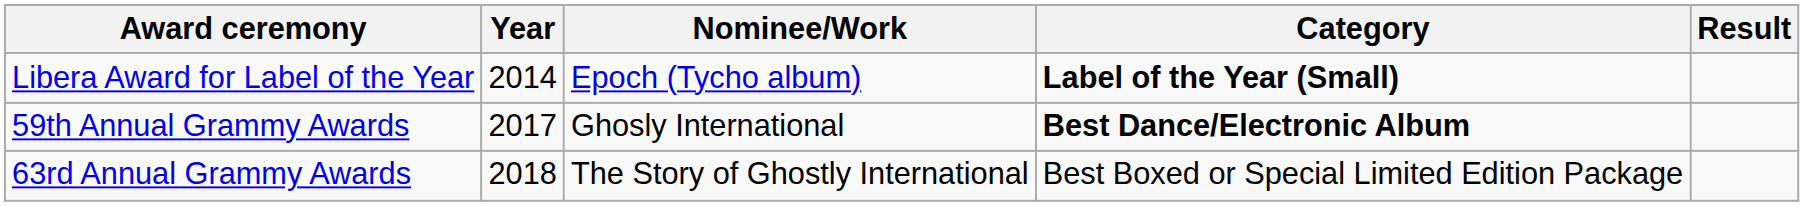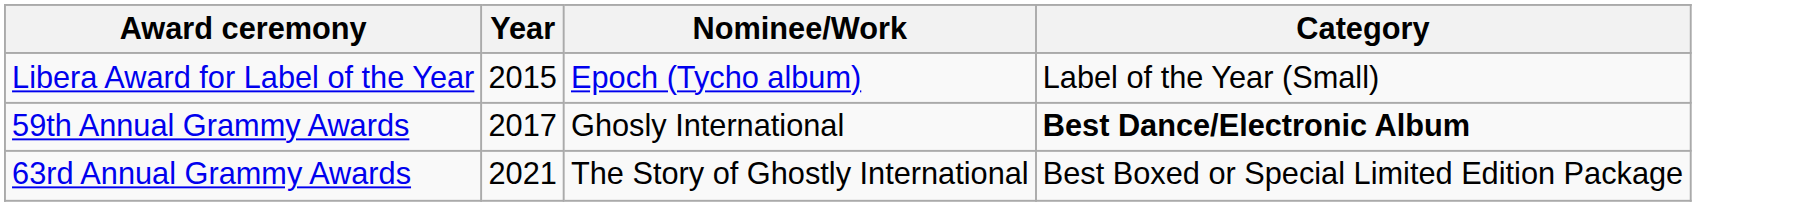- column: (1744, 28)
(523, 77) 2014 -> (523, 77) 2015
(1221, 77) bold -> (1211, 77) normal
(523, 175) 2018 -> (523, 175) 2021
